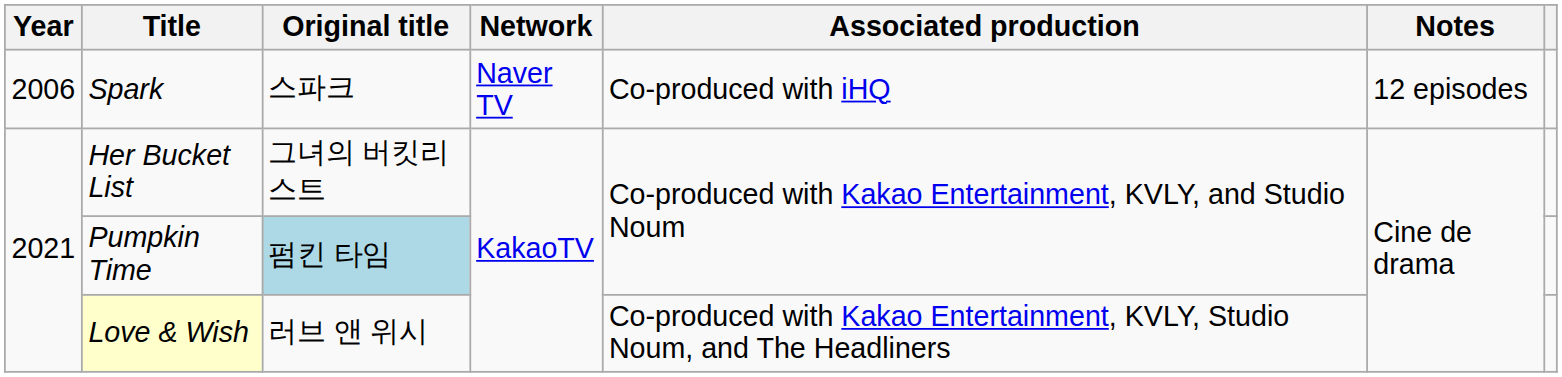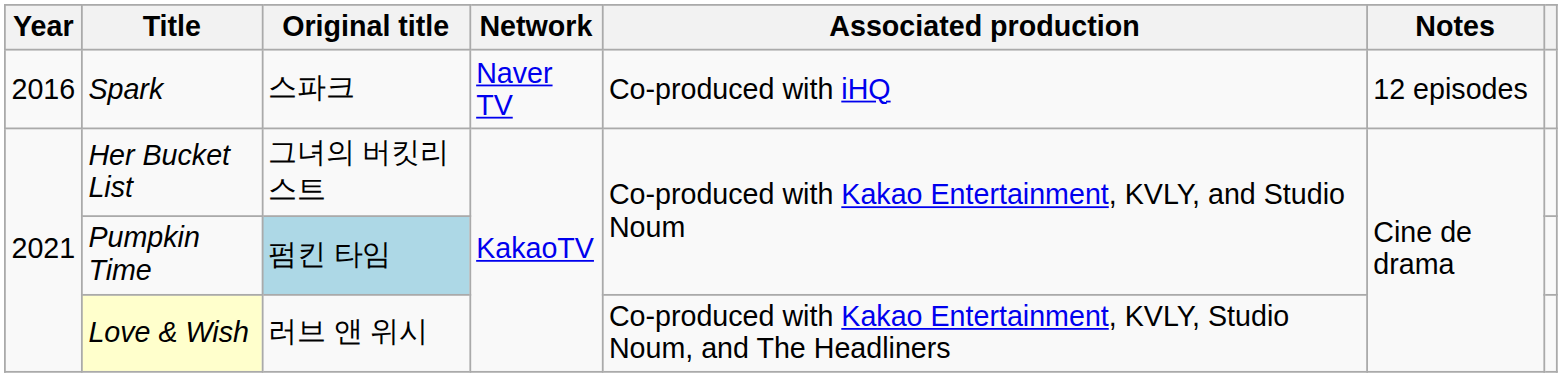(43, 88) 2006 -> (43, 88) 2016
